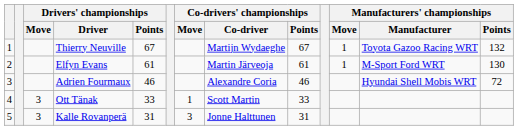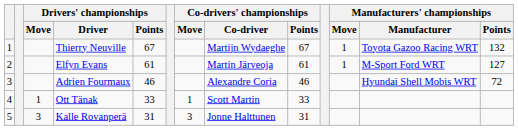(497, 64) 130 -> (497, 64) 127
(38, 99) 3 -> (38, 99) 1
